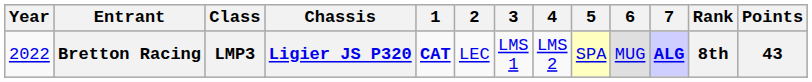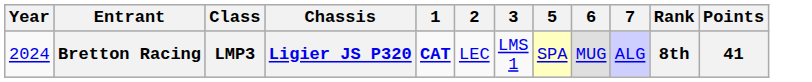- column: (552, 18)
(29, 54) 2022 -> (29, 54) 2024
(669, 54) bold -> (630, 54) normal
(773, 54) 43 -> (734, 54) 41
